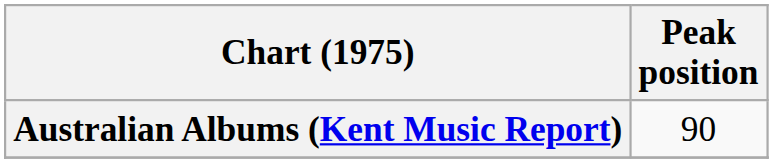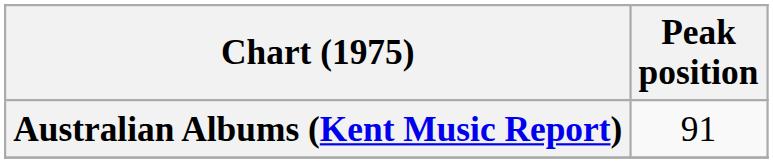(698, 128) 90 -> (698, 128) 91
